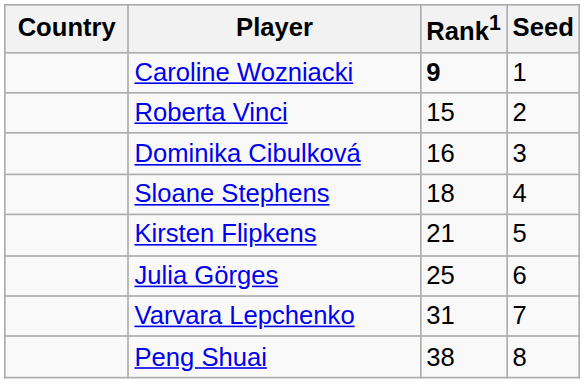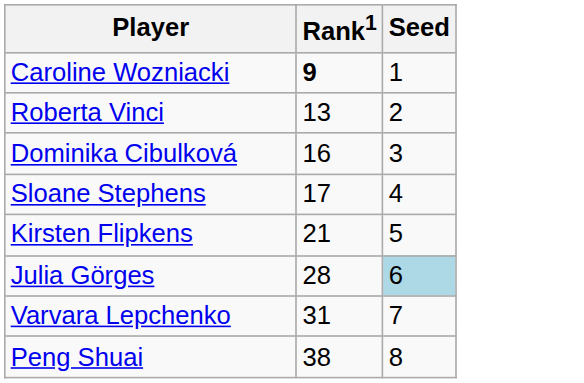- column: (67, 28)
(441, 112) 15 -> (317, 112) 13
(441, 194) 18 -> (317, 194) 17
(441, 275) 25 -> (317, 275) 28
(520, 275) no background -> (396, 275) lightblue background
